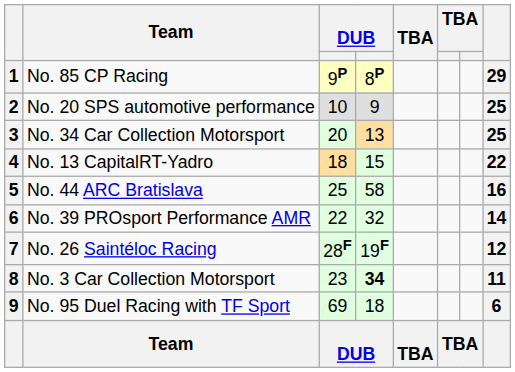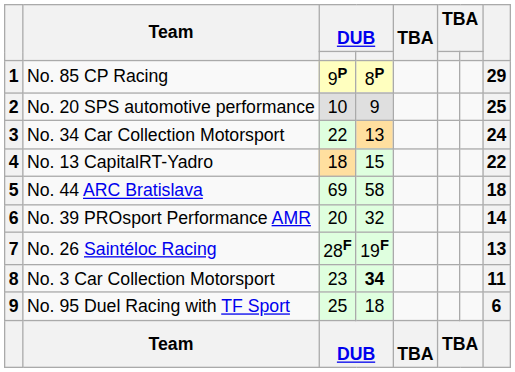(338, 134) 20 -> (338, 134) 22
(497, 134) 25 -> (497, 134) 24
(338, 190) 25 -> (338, 190) 69
(497, 190) 16 -> (497, 190) 18
(338, 218) 22 -> (338, 218) 20
(497, 248) 12 -> (497, 248) 13
(338, 306) 69 -> (338, 306) 25
